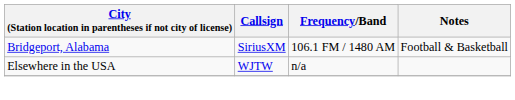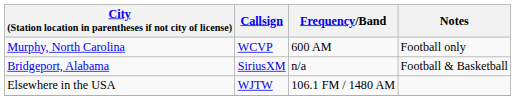+ row: (66, 47)
(343, 47) 106.1 FM / 1480 AM -> (299, 66) n/a
(299, 66) n/a -> (343, 85) 106.1 FM / 1480 AM
